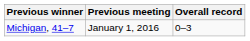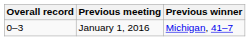columns swapped: (209, 12) <-> (45, 12)
